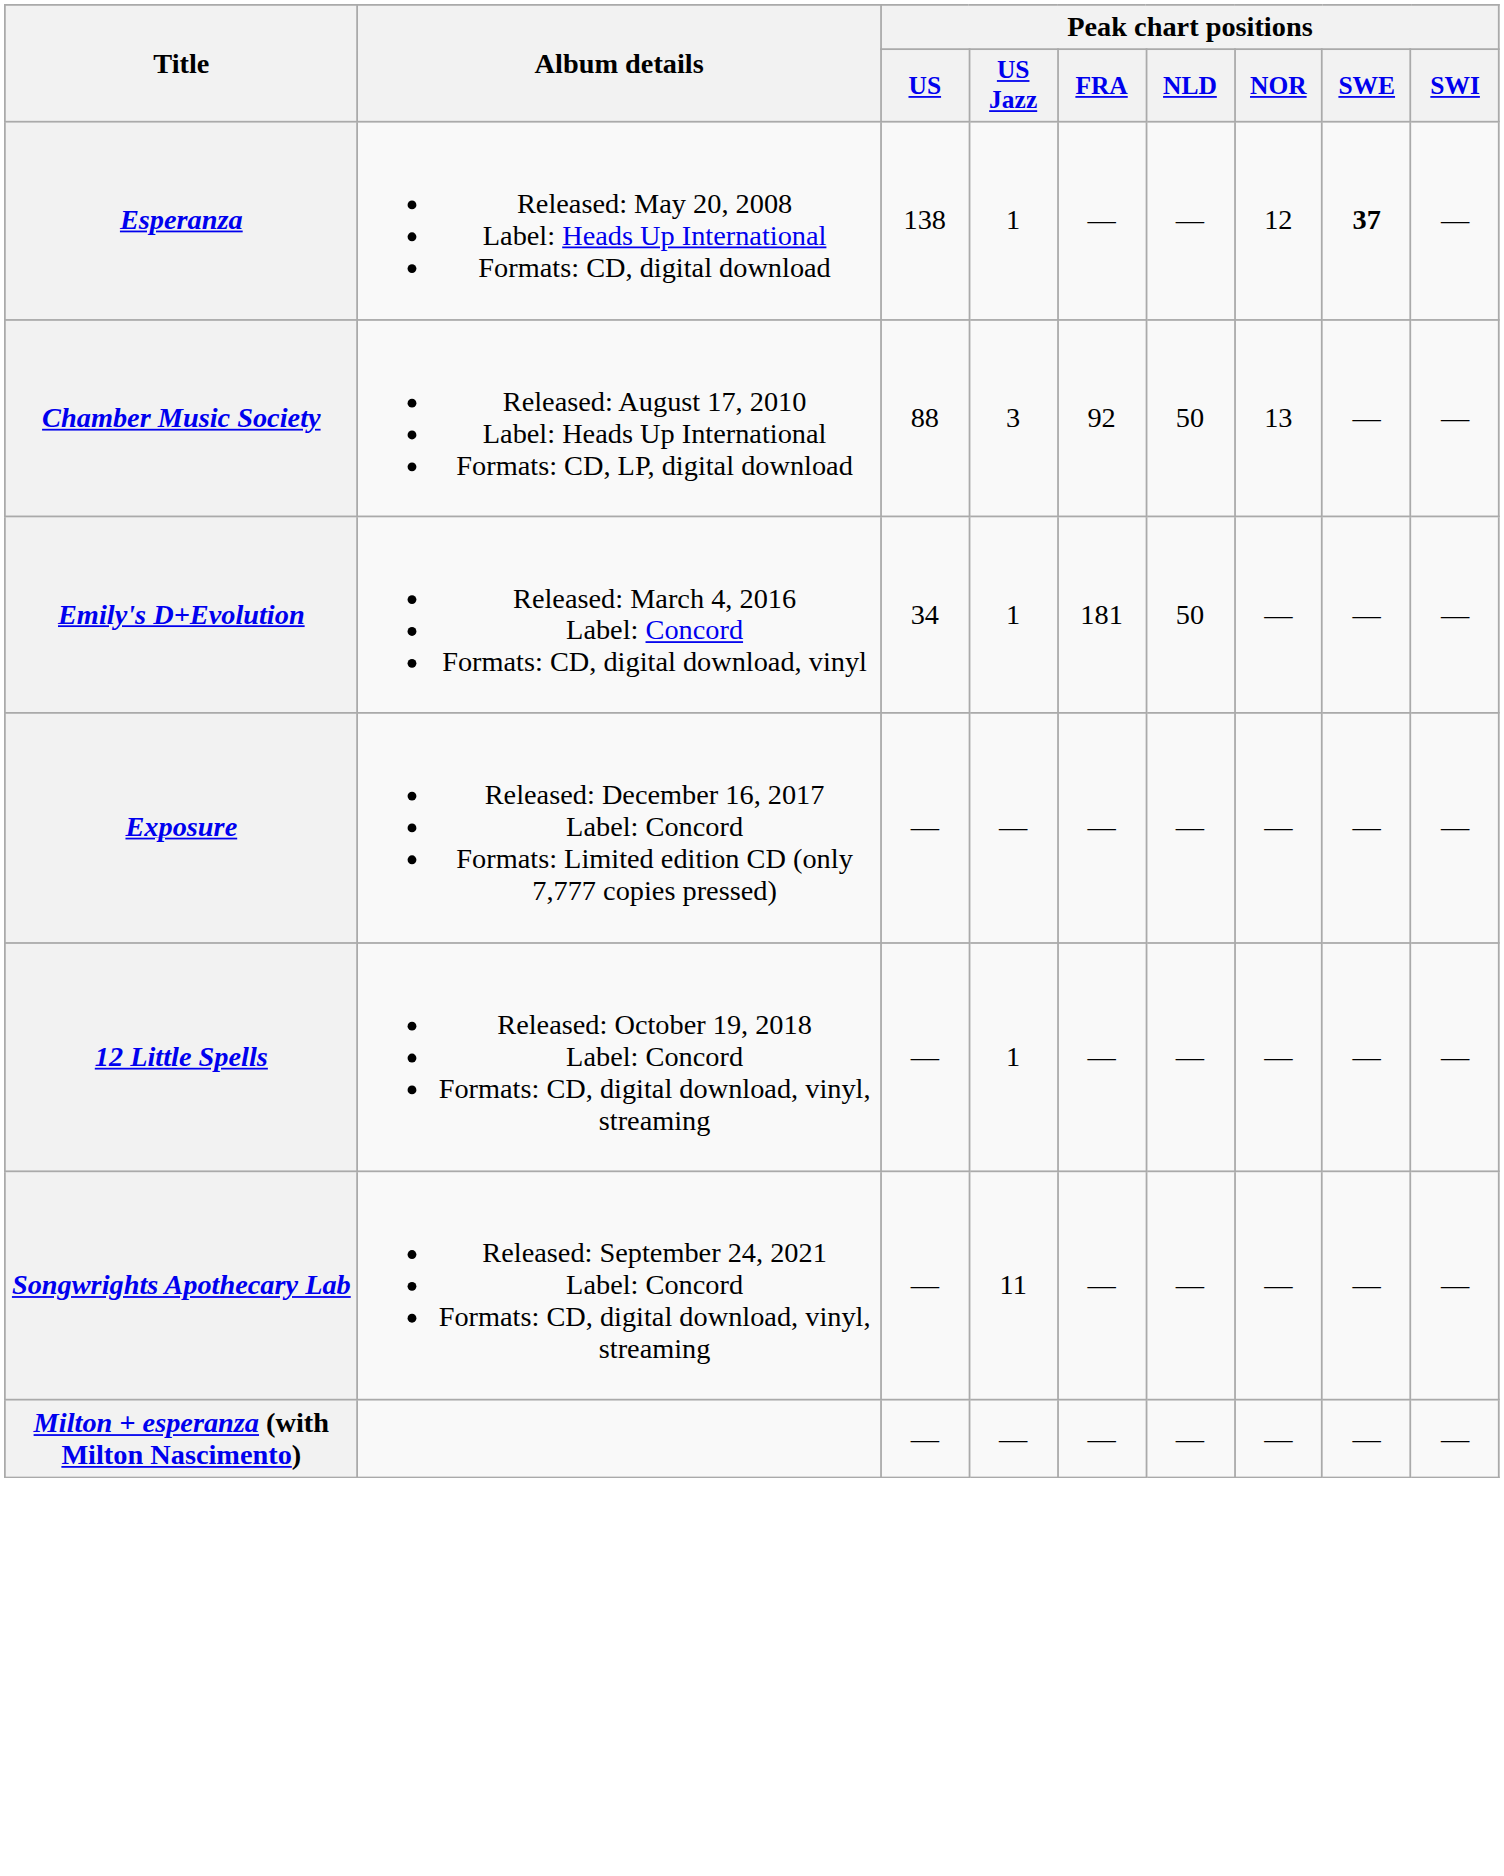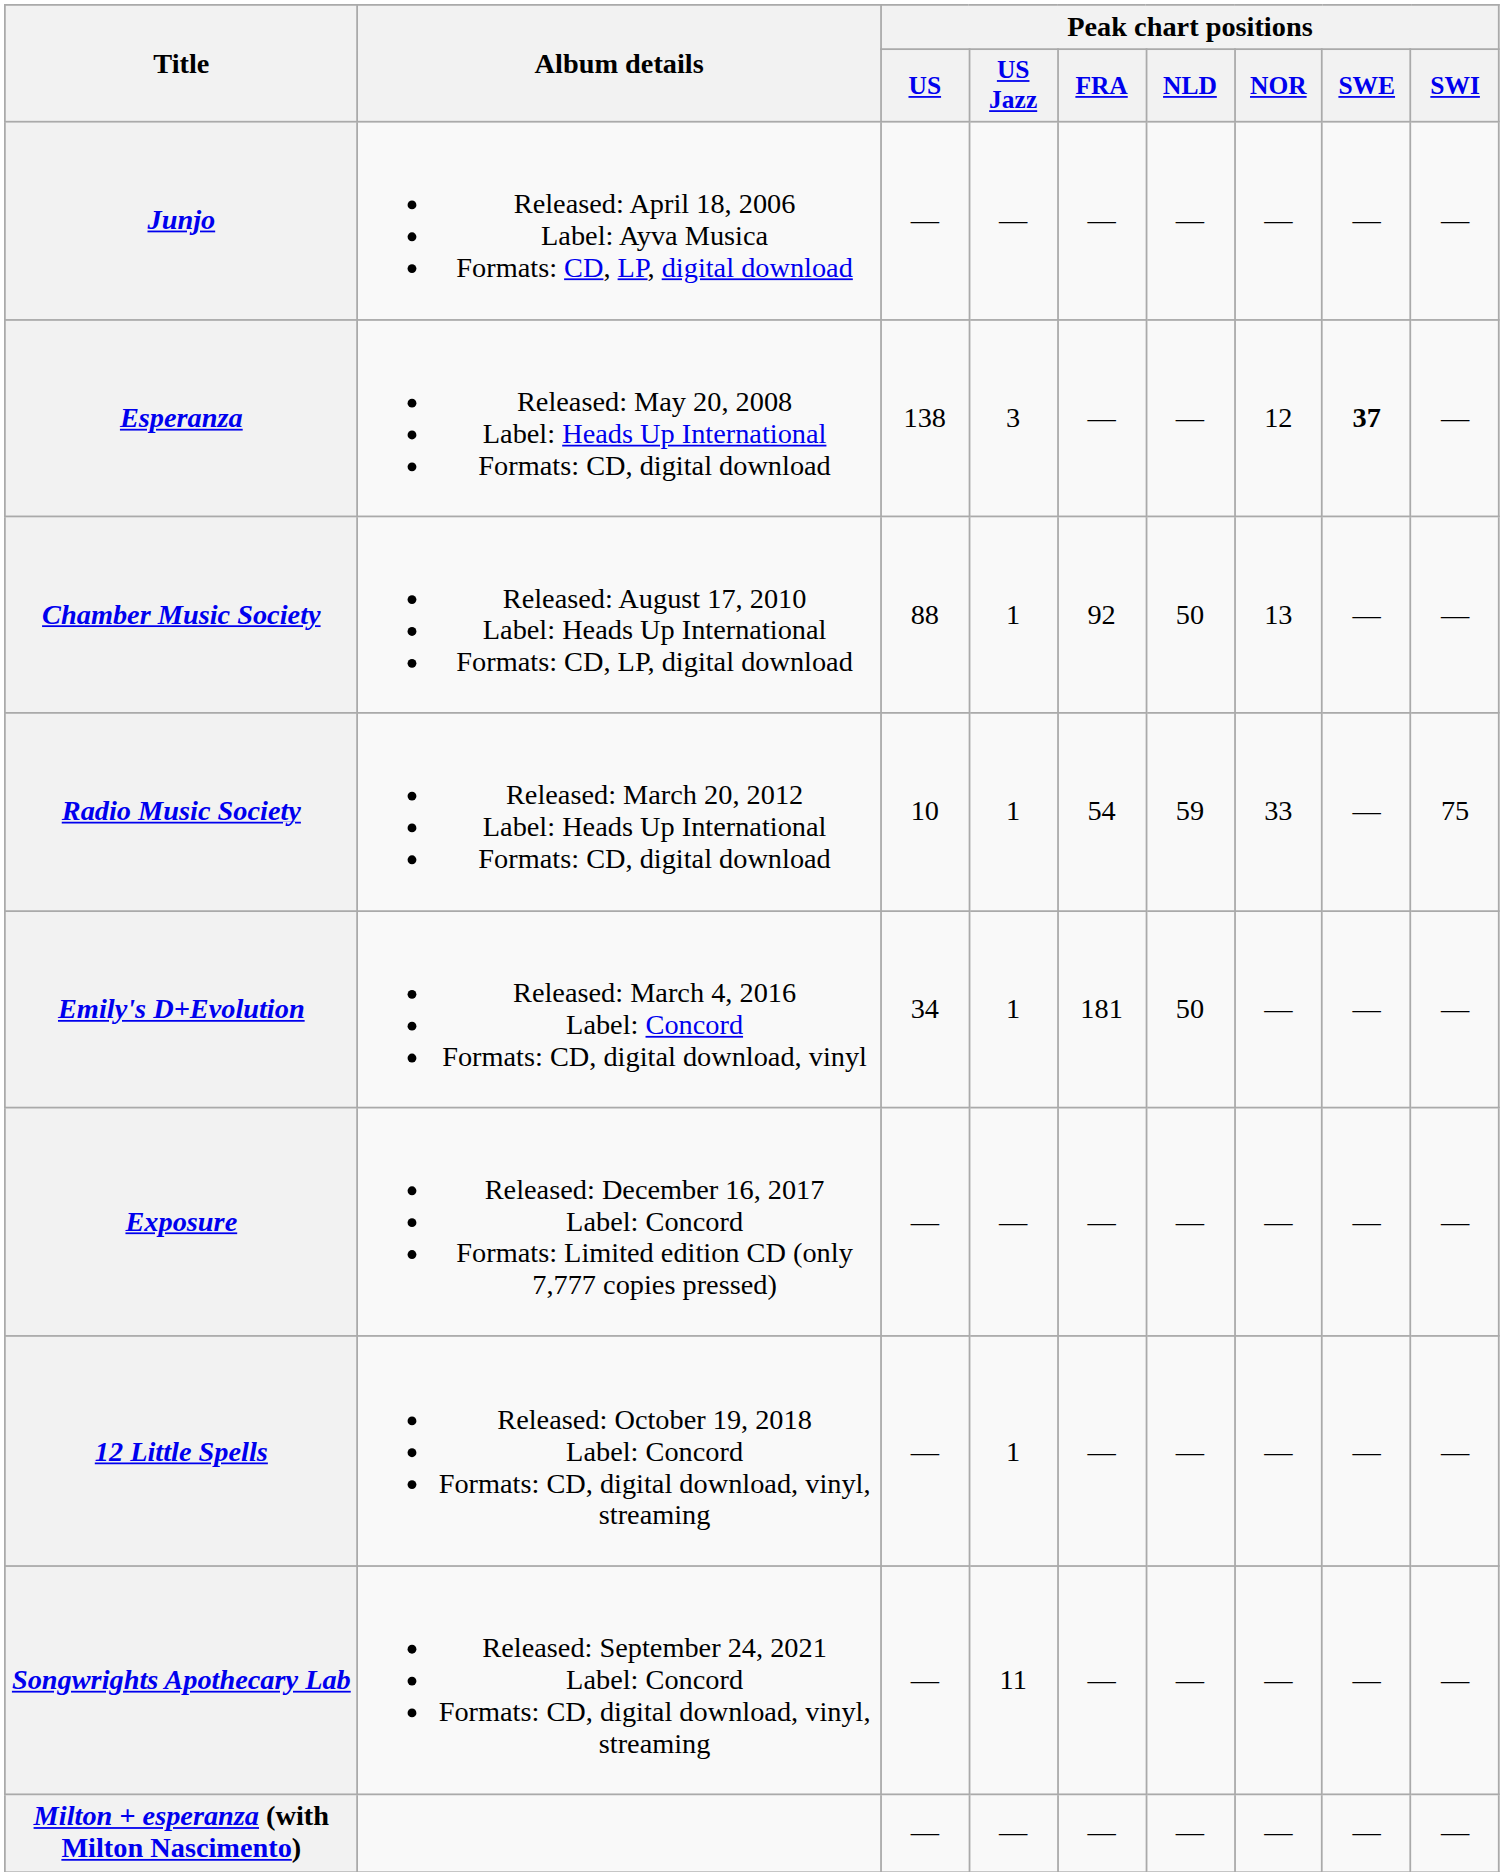+ row: (181, 220)
(1013, 220) 1 -> (1013, 417) 3
(1013, 417) 3 -> (1013, 614) 1
+ row: (181, 811)
